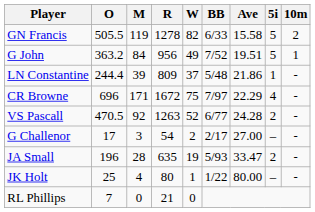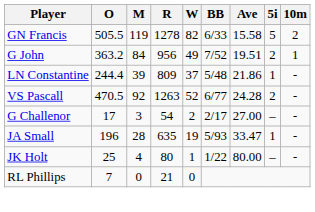(273, 55) 5 -> (273, 55) 2
- row: (38, 95)
(273, 156) 2 -> (273, 136) 1
